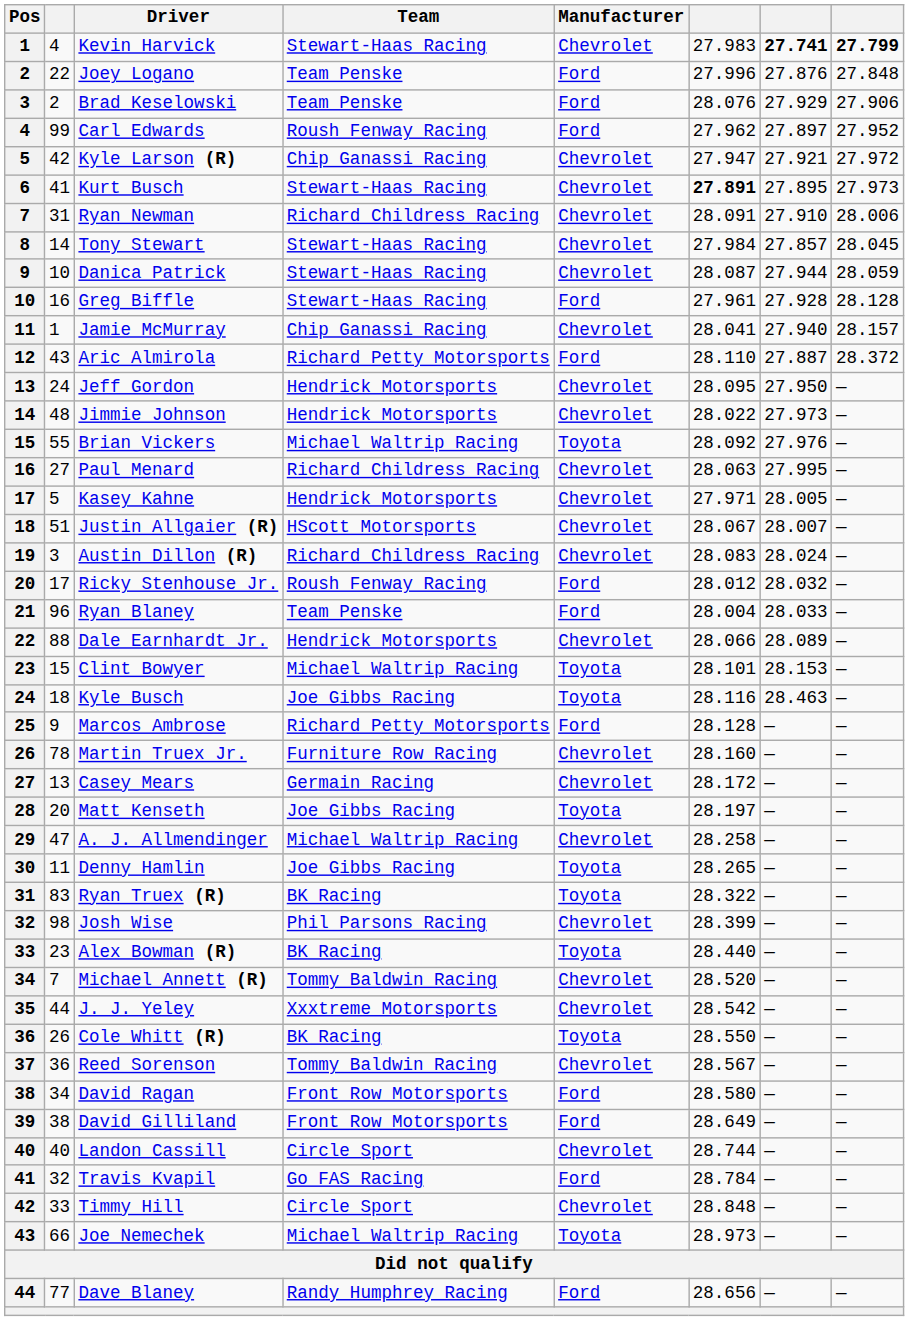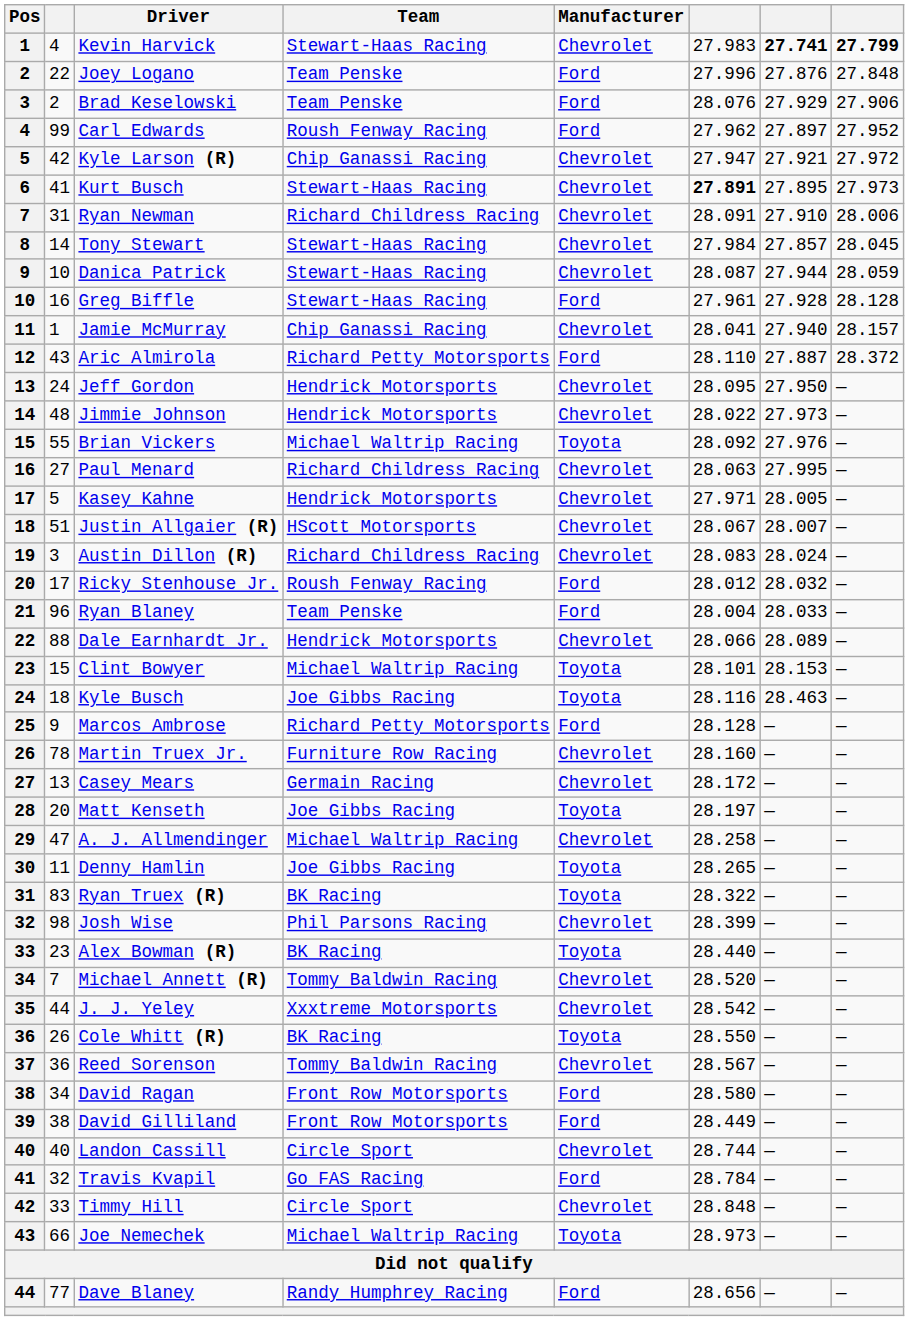(724, 1123) 28.649 -> (724, 1123) 28.449
